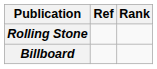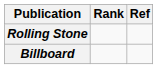columns swapped: (135, 14) <-> (103, 14)
